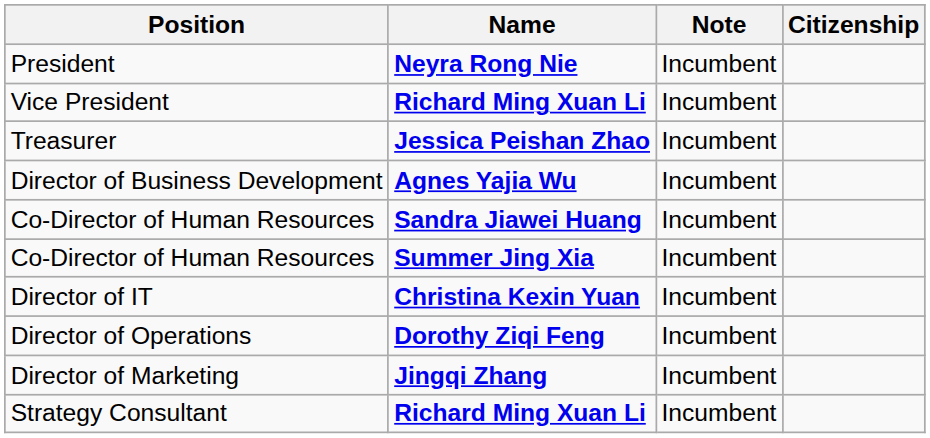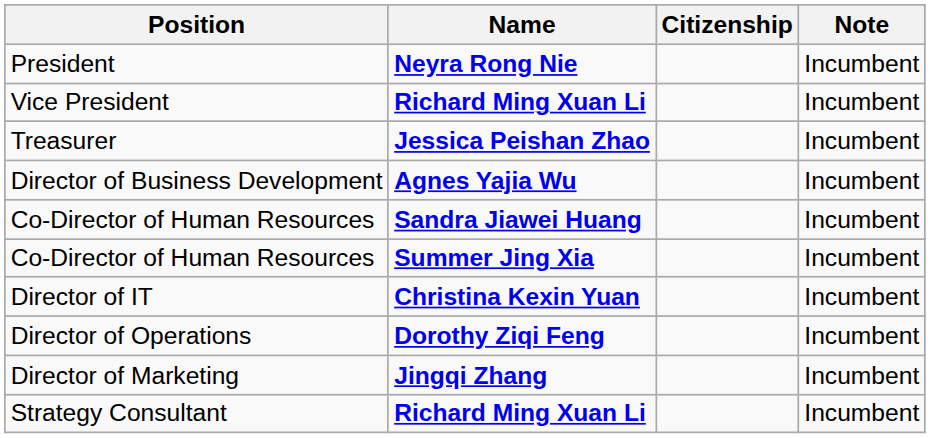columns swapped: (854, 25) <-> (719, 25)
